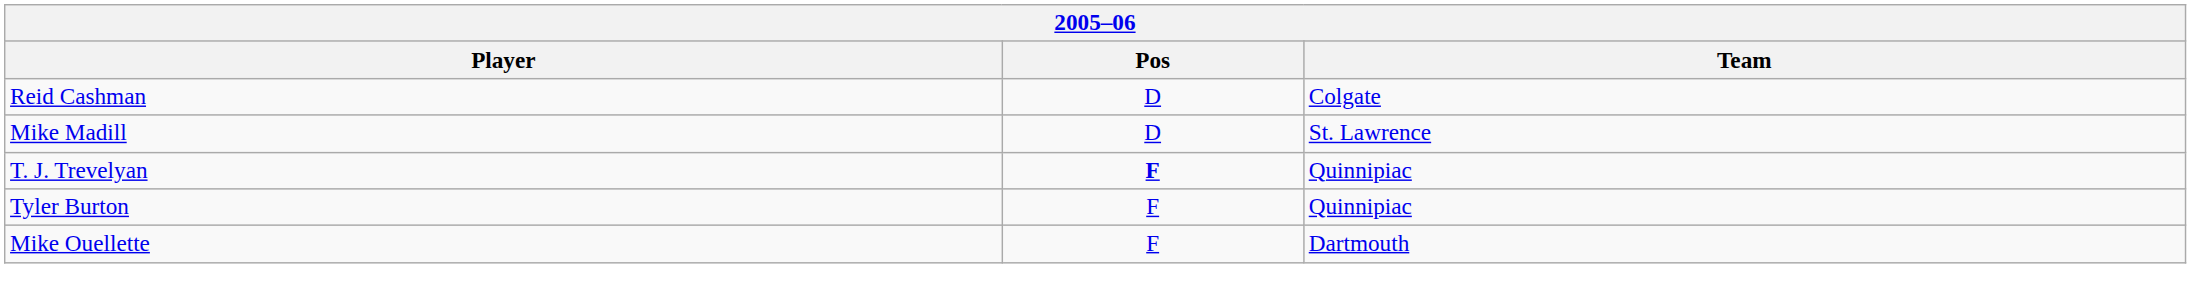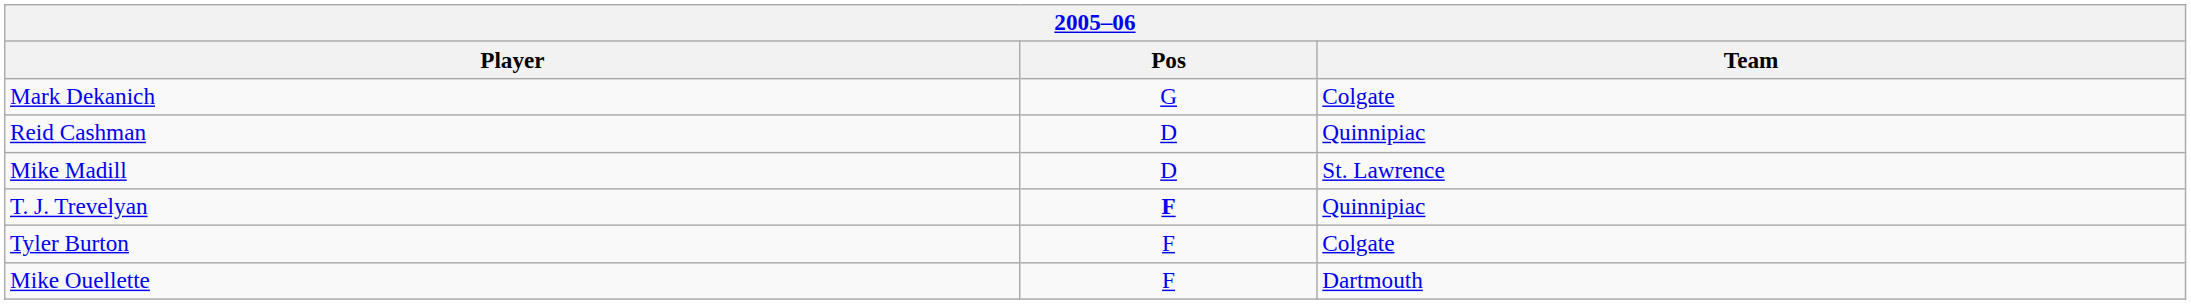+ row: (83, 96)
(1345, 96) Colgate -> (1374, 133) Quinnipiac
(1360, 206) Quinnipiac -> (1358, 243) Colgate
